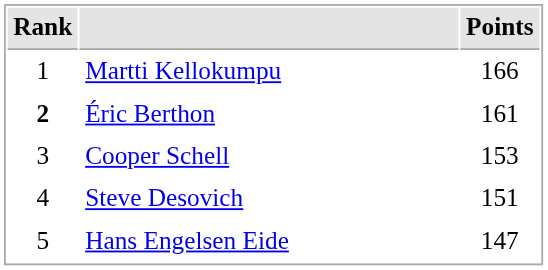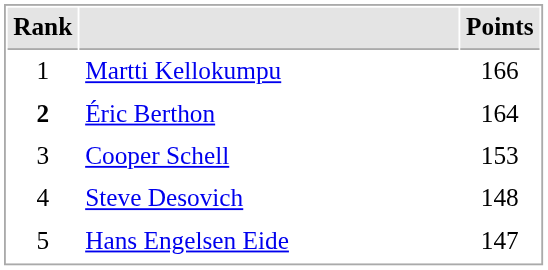(500, 113) 161 -> (500, 113) 164
(500, 198) 151 -> (500, 198) 148
